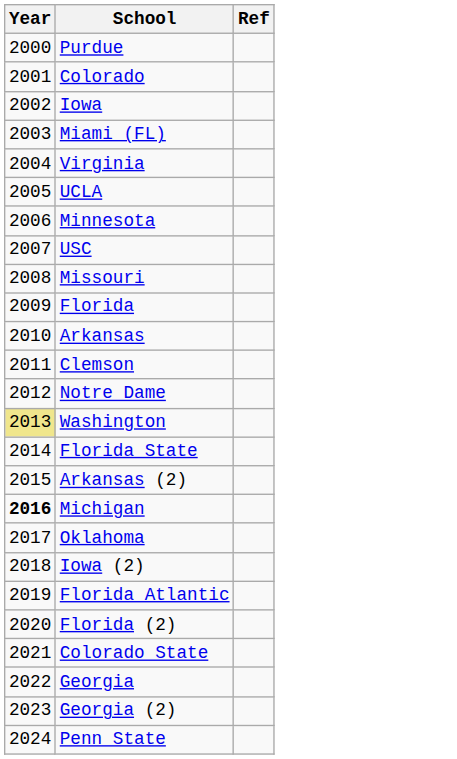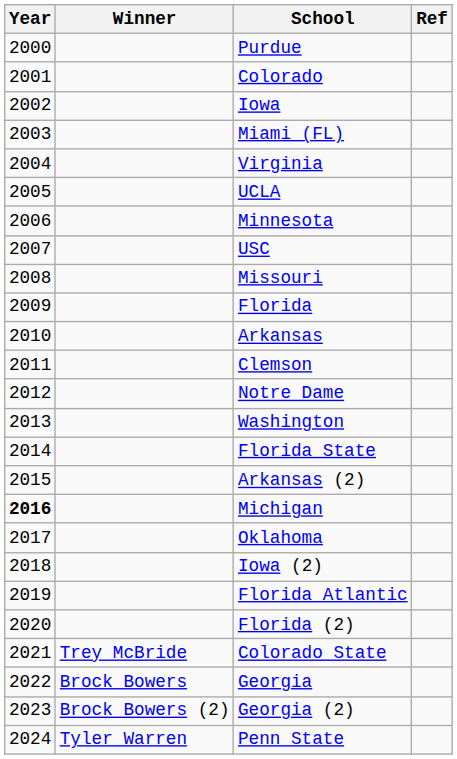+ column: (145, 19)
(30, 422) khaki background -> (30, 422) no background
